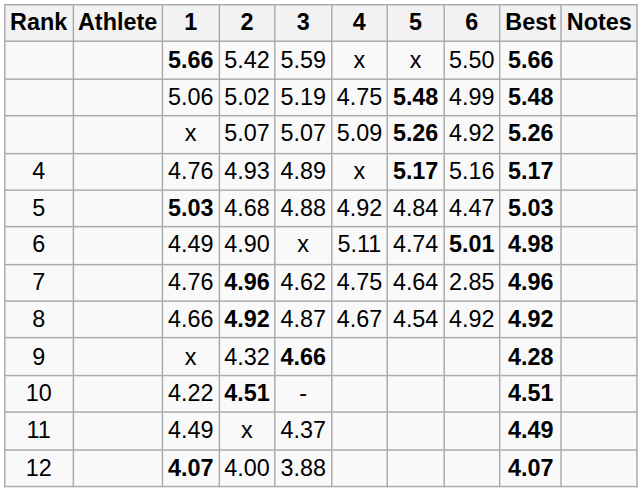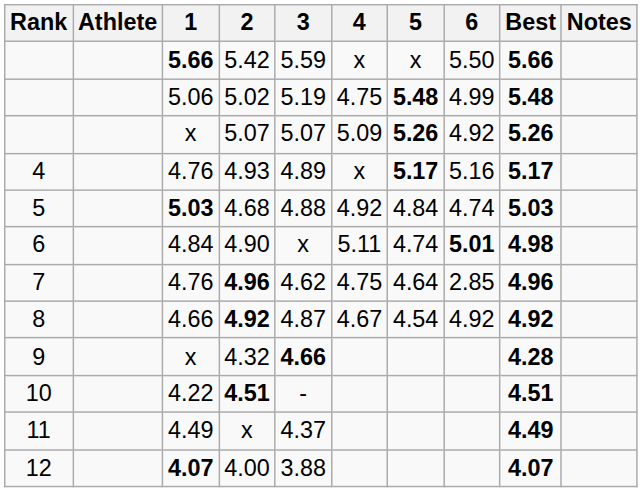(472, 208) 4.47 -> (472, 208) 4.74
(191, 245) 4.49 -> (191, 245) 4.84
